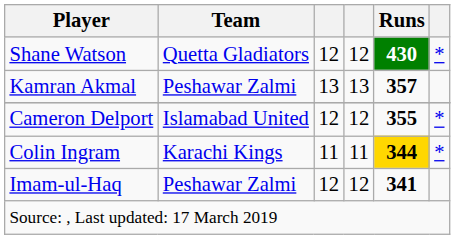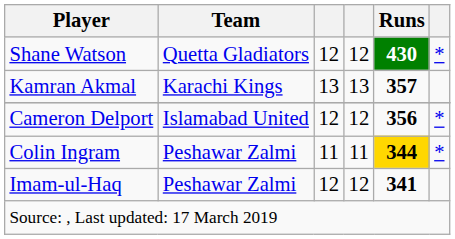(230, 86) Peshawar Zalmi -> (223, 86) Karachi Kings
(402, 119) 355 -> (402, 119) 356
(223, 151) Karachi Kings -> (230, 151) Peshawar Zalmi
